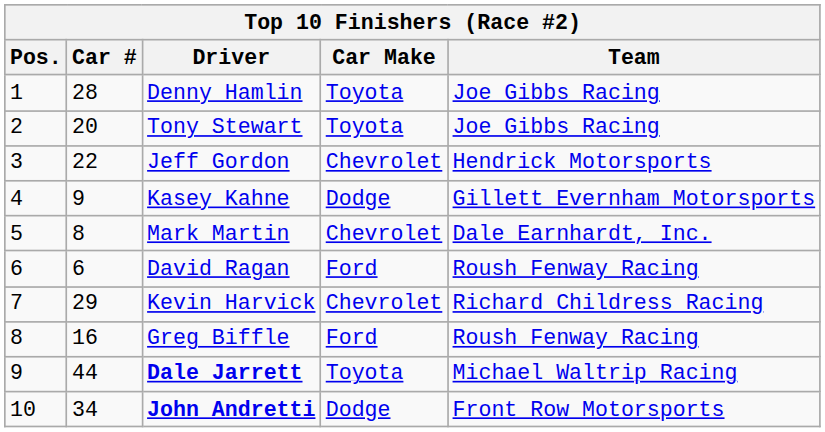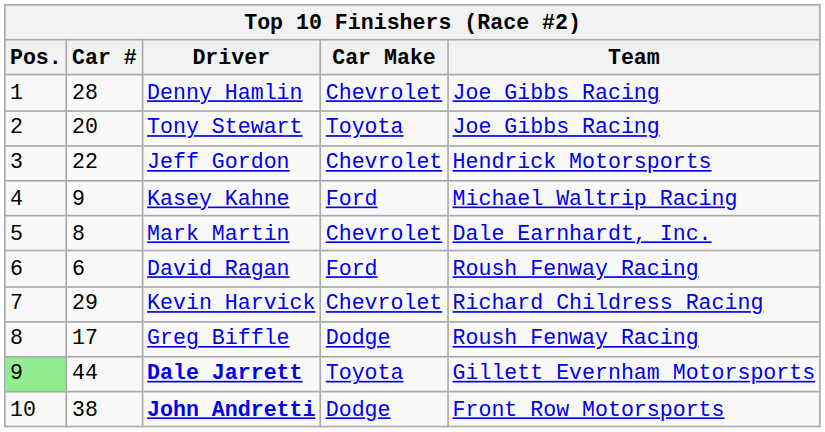(365, 93) Toyota -> (384, 93) Chevrolet
(358, 198) Dodge -> (352, 198) Ford
(634, 198) Gillett Evernham Motorsports -> (595, 198) Michael Waltrip Racing
(85, 339) 16 -> (85, 339) 17
(352, 339) Ford -> (358, 339) Dodge
(16, 374) no background -> (16, 374) lightgreen background
(595, 374) Michael Waltrip Racing -> (634, 374) Gillett Evernham Motorsports
(85, 409) 34 -> (85, 409) 38
